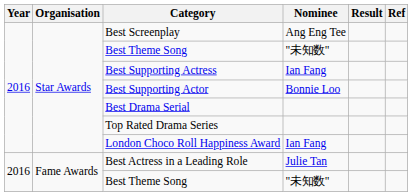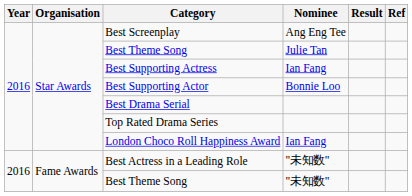(308, 50) "未知数" -> (306, 50) Julie Tan
(306, 161) Julie Tan -> (308, 160) "未知数"
